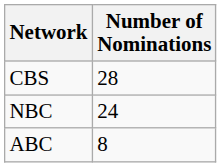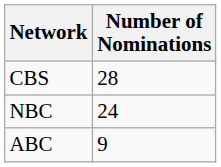(102, 144) 8 -> (102, 144) 9
